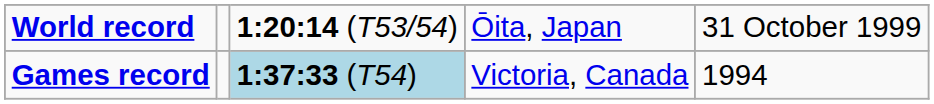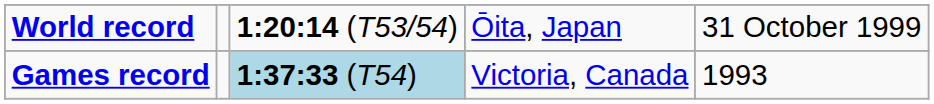(735, 74) 1994 -> (735, 74) 1993
